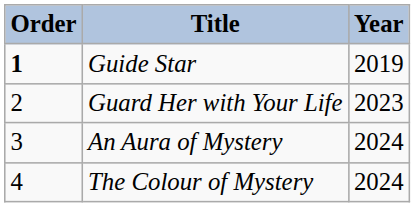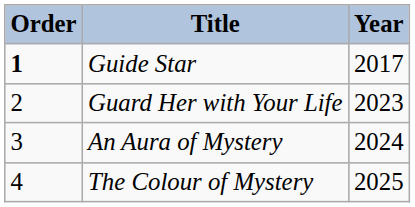(379, 63) 2019 -> (379, 63) 2017
(379, 181) 2024 -> (379, 181) 2025
